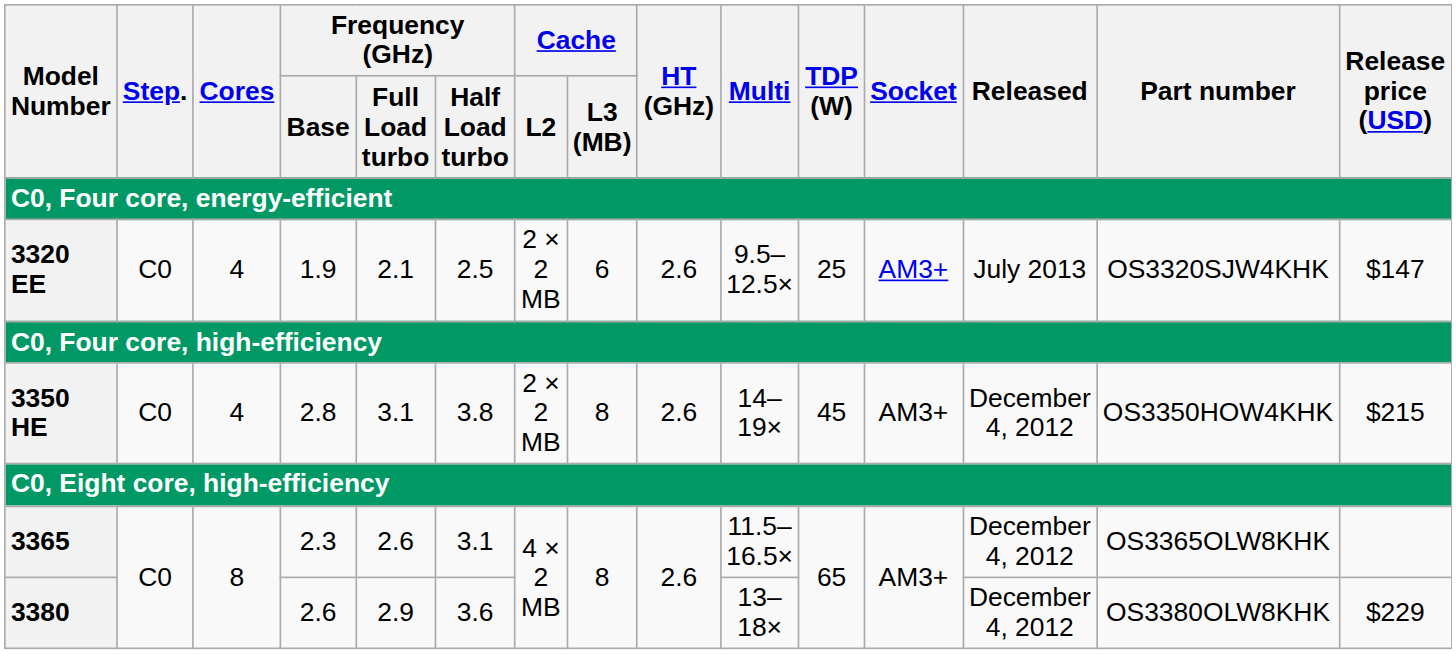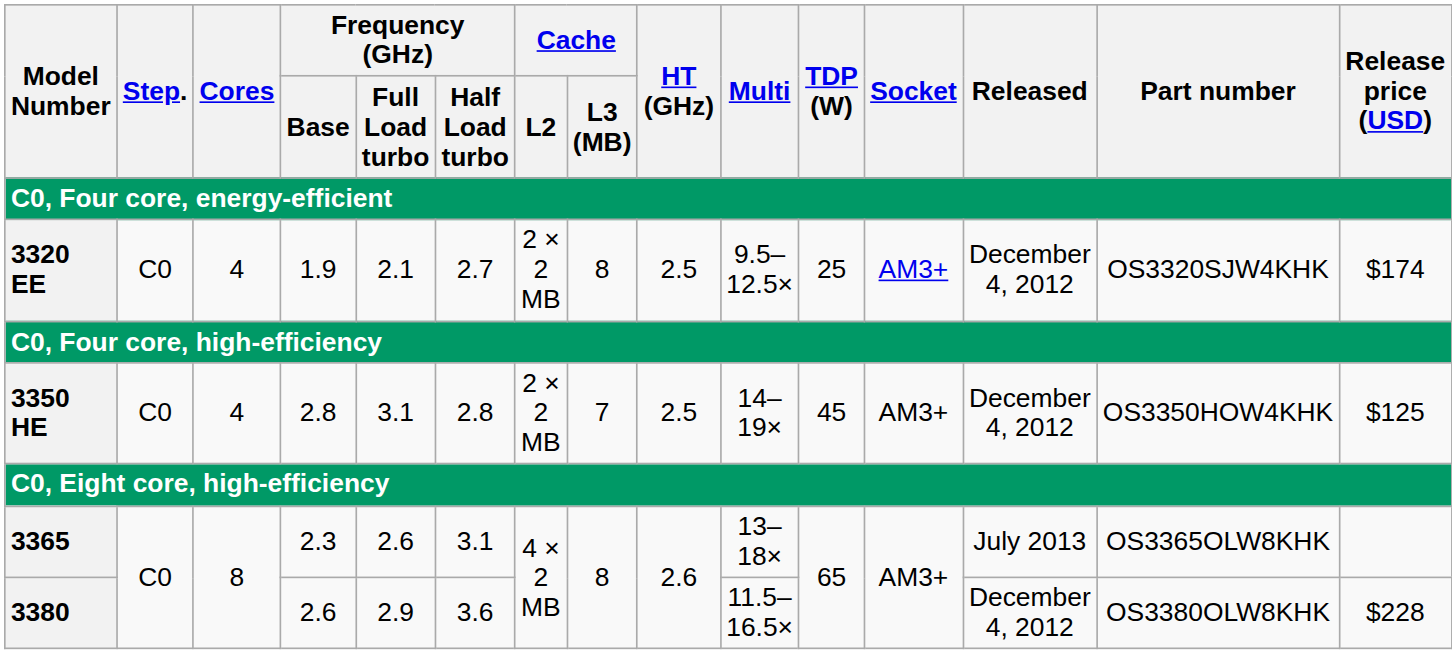(475, 269) 2.5 -> (475, 269) 2.7
(602, 269) 6 -> (602, 269) 8
(679, 269) 2.6 -> (679, 269) 2.5
(1030, 269) July 2013 -> (1030, 269) December 4, 2012
(1395, 269) $147 -> (1395, 269) $174
(475, 412) 3.8 -> (475, 412) 2.8
(602, 412) 8 -> (602, 412) 7
(679, 412) 2.6 -> (679, 412) 2.5
(1395, 412) $215 -> (1395, 412) $125
(760, 541) 11.5–16.5× -> (760, 541) 13–18×
(1030, 541) December 4, 2012 -> (1030, 541) July 2013
(760, 612) 13–18× -> (760, 612) 11.5–16.5×
(1395, 612) $229 -> (1395, 612) $228
